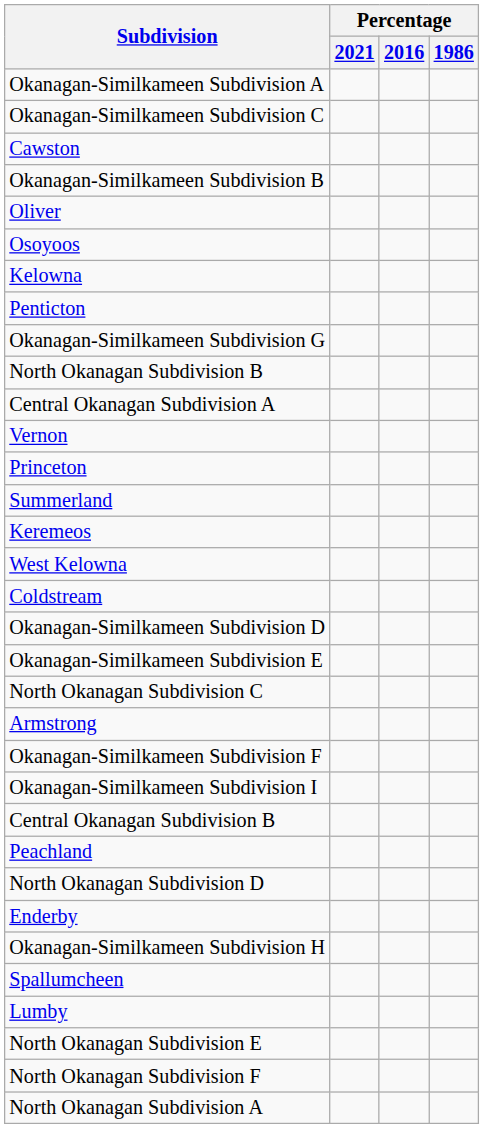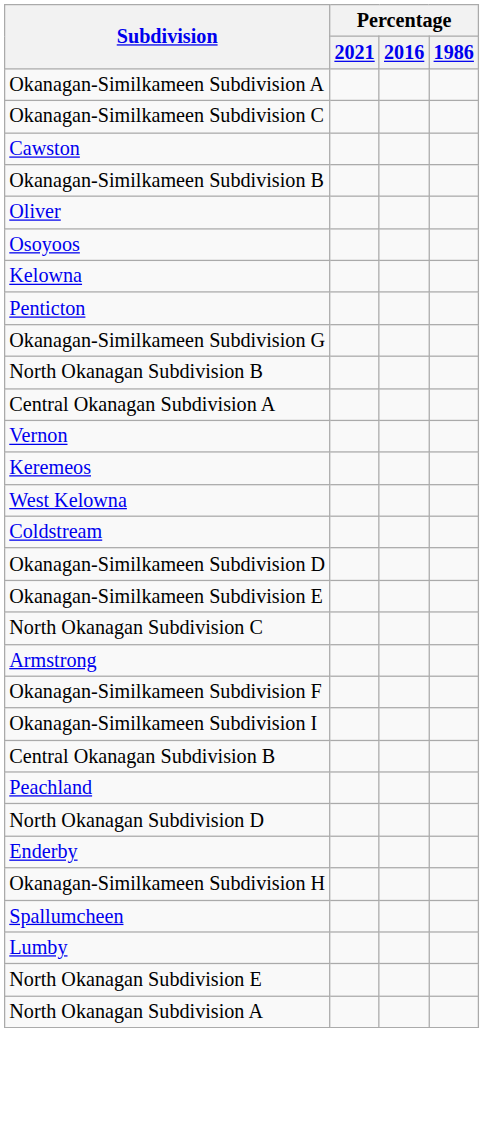- row: (48, 468)
- row: (61, 500)
- row: (135, 1075)
